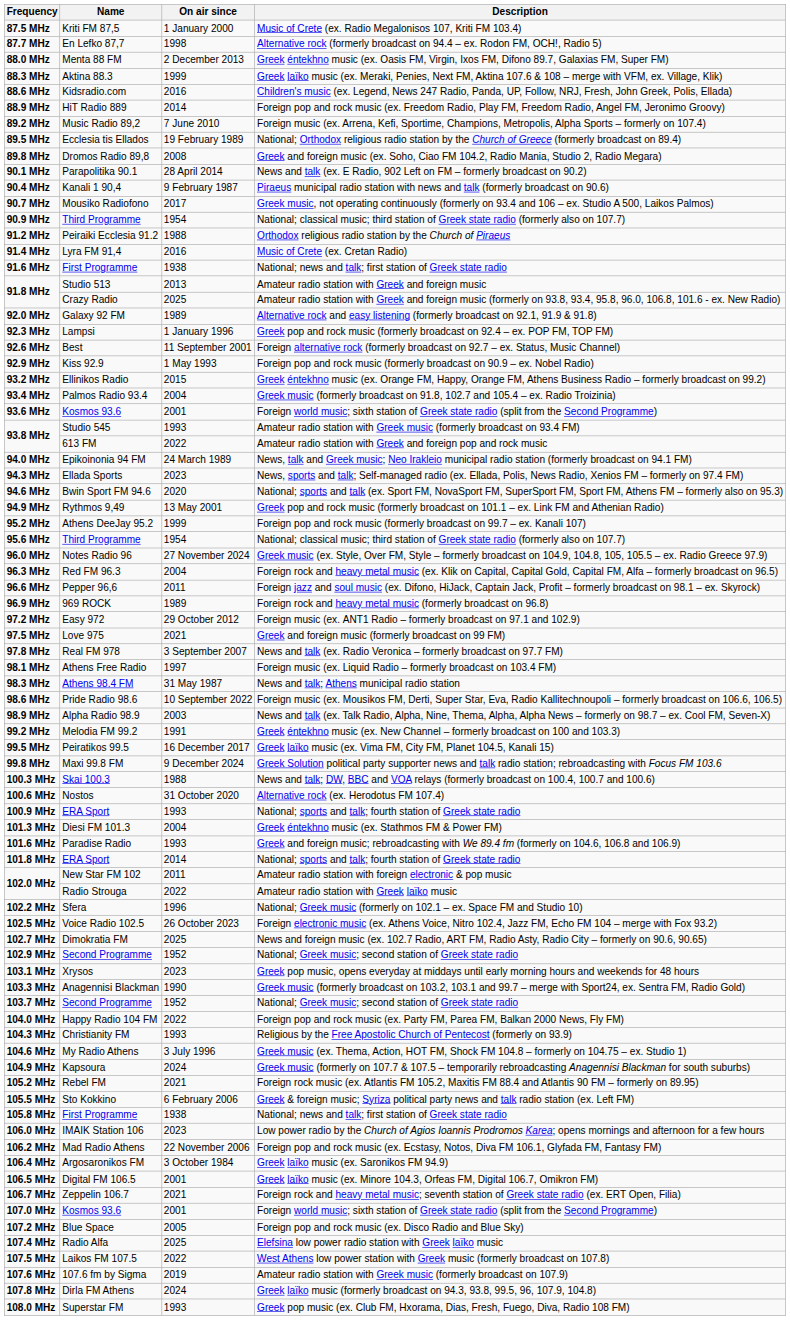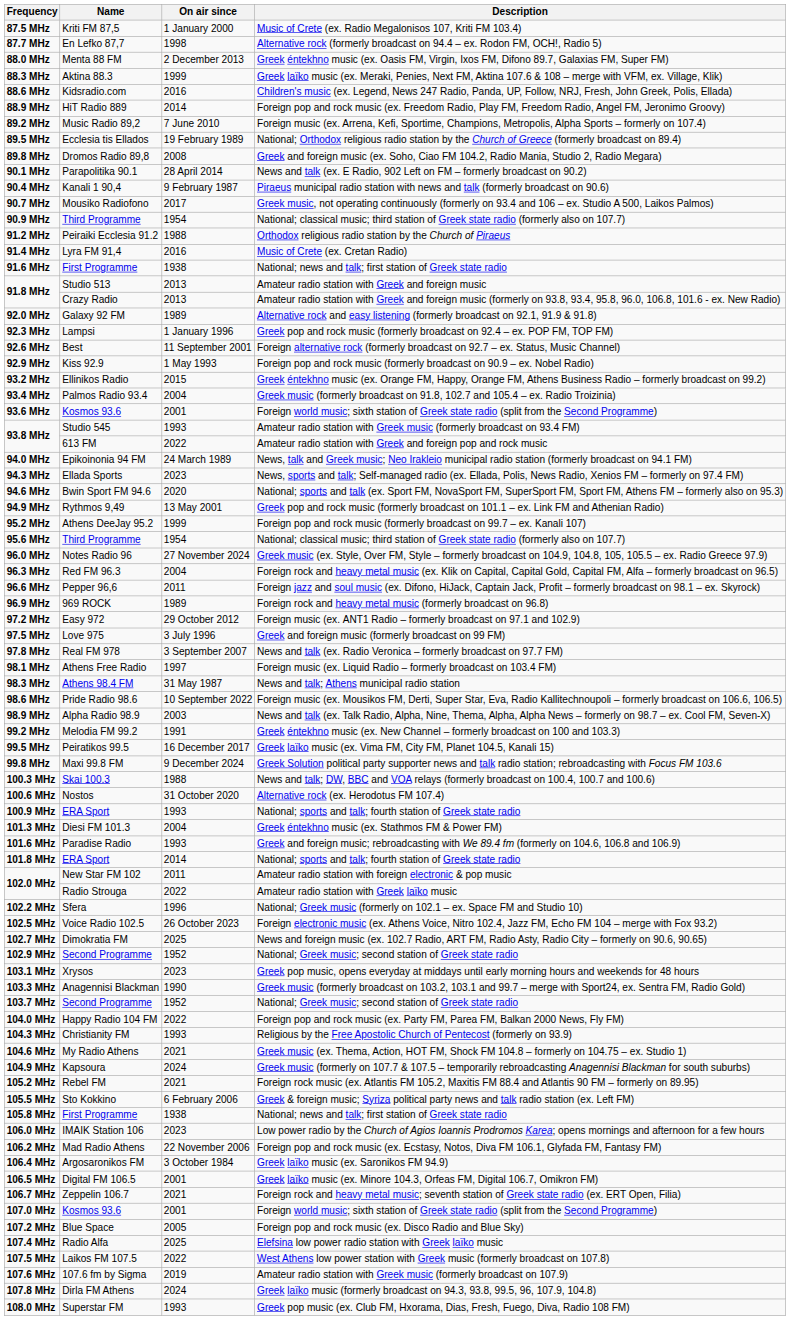(175, 300) 2025 -> (175, 300) 2013
(175, 635) 2021 -> (190, 635) 3 July 1996
(190, 1051) 3 July 1996 -> (175, 1051) 2021
